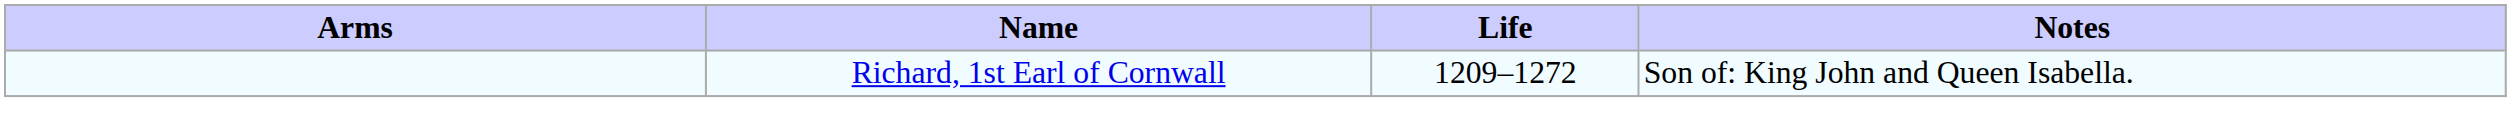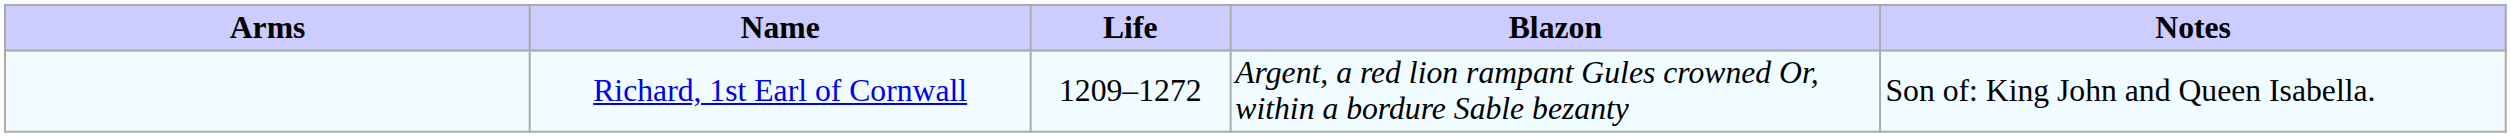+ column: (1555, 27)
